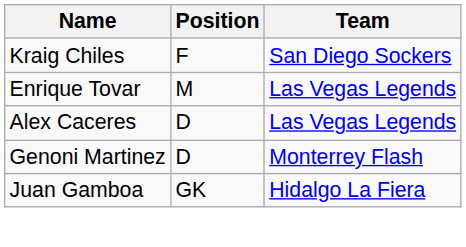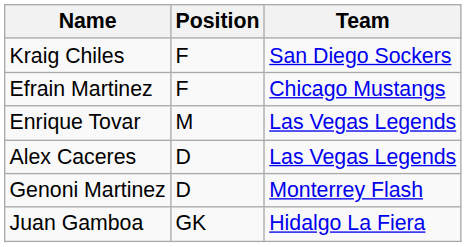+ row: (81, 88)
